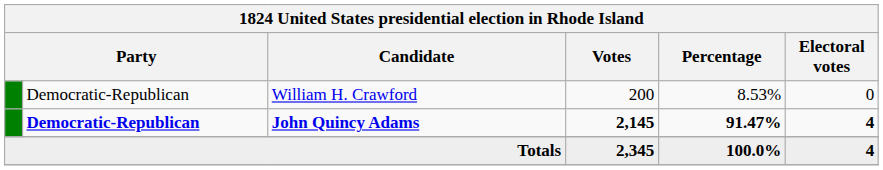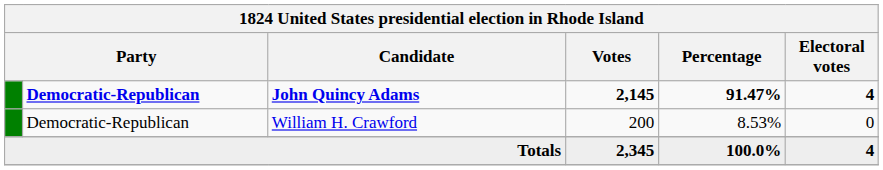rows swapped: (346, 123) <-> (344, 95)
